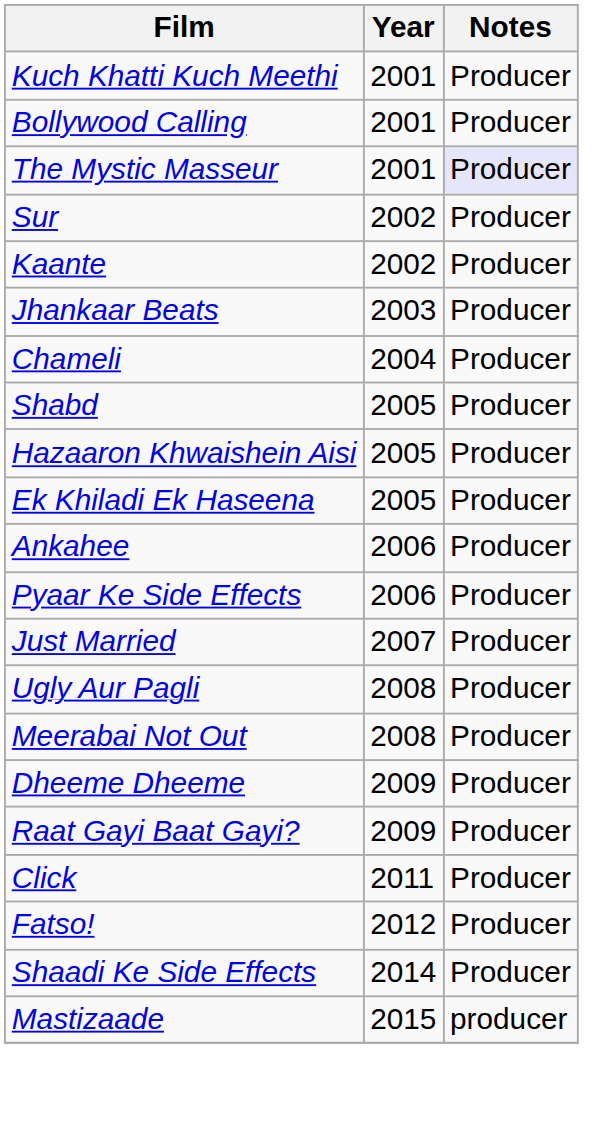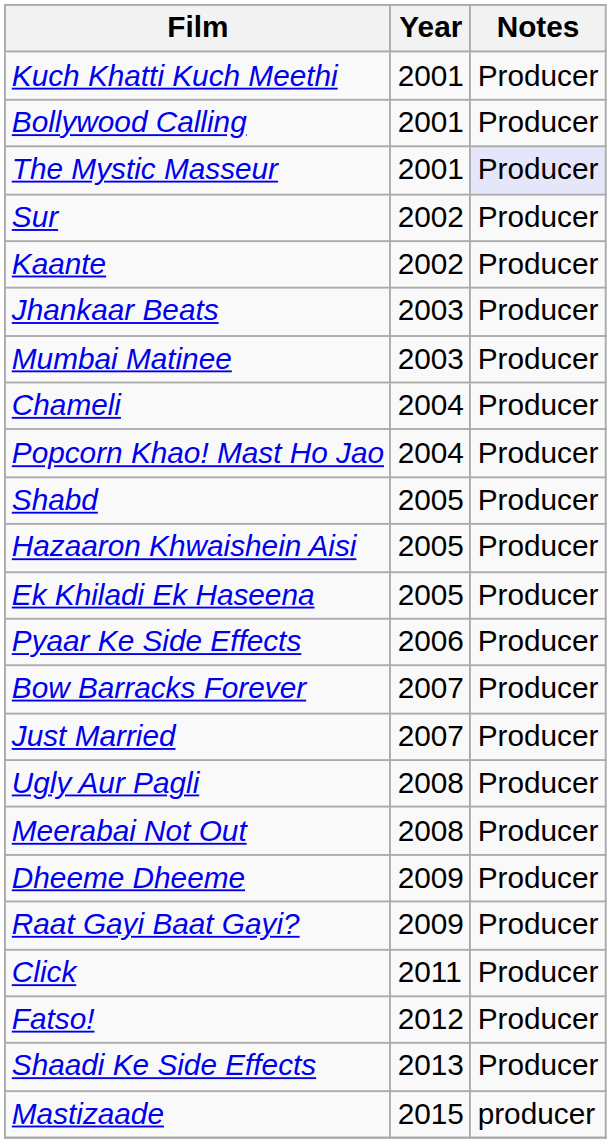+ row: (122, 358)
+ row: (198, 452)
- row: (71, 547)
+ row: (159, 688)
(403, 972) 2014 -> (431, 1066) 2013
